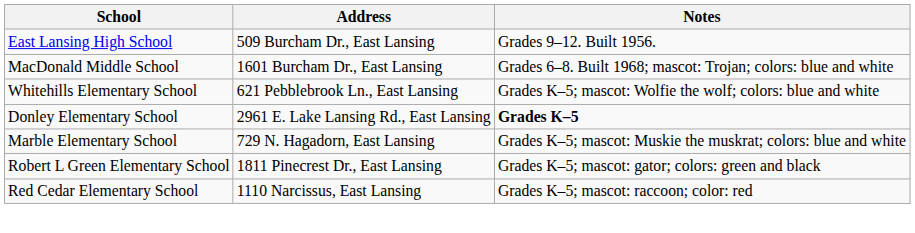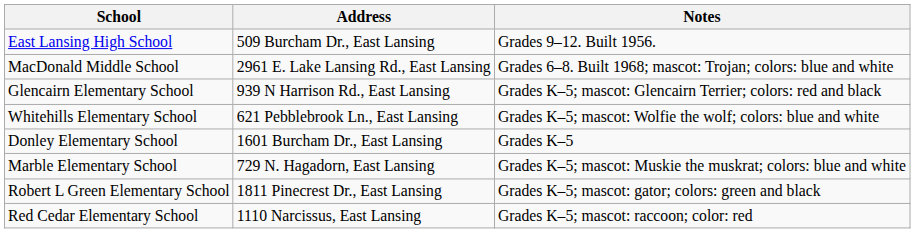(340, 66) 1601 Burcham Dr., East Lansing -> (364, 66) 2961 E. Lake Lansing Rd., East Lansing
+ row: (101, 91)
(364, 116) 2961 E. Lake Lansing Rd., East Lansing -> (340, 141) 1601 Burcham Dr., East Lansing
(538, 116) bold -> (536, 141) normal
